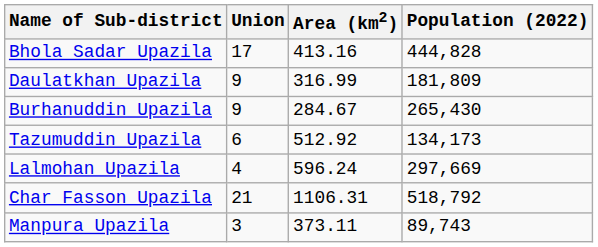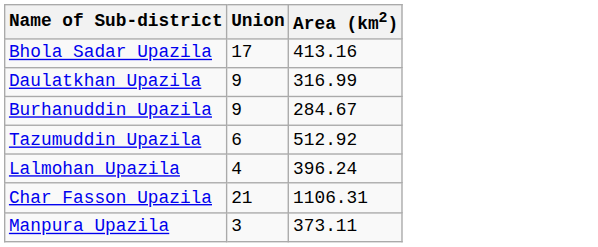- column: (498, 21)
(325, 169) 596.24 -> (325, 169) 396.24
